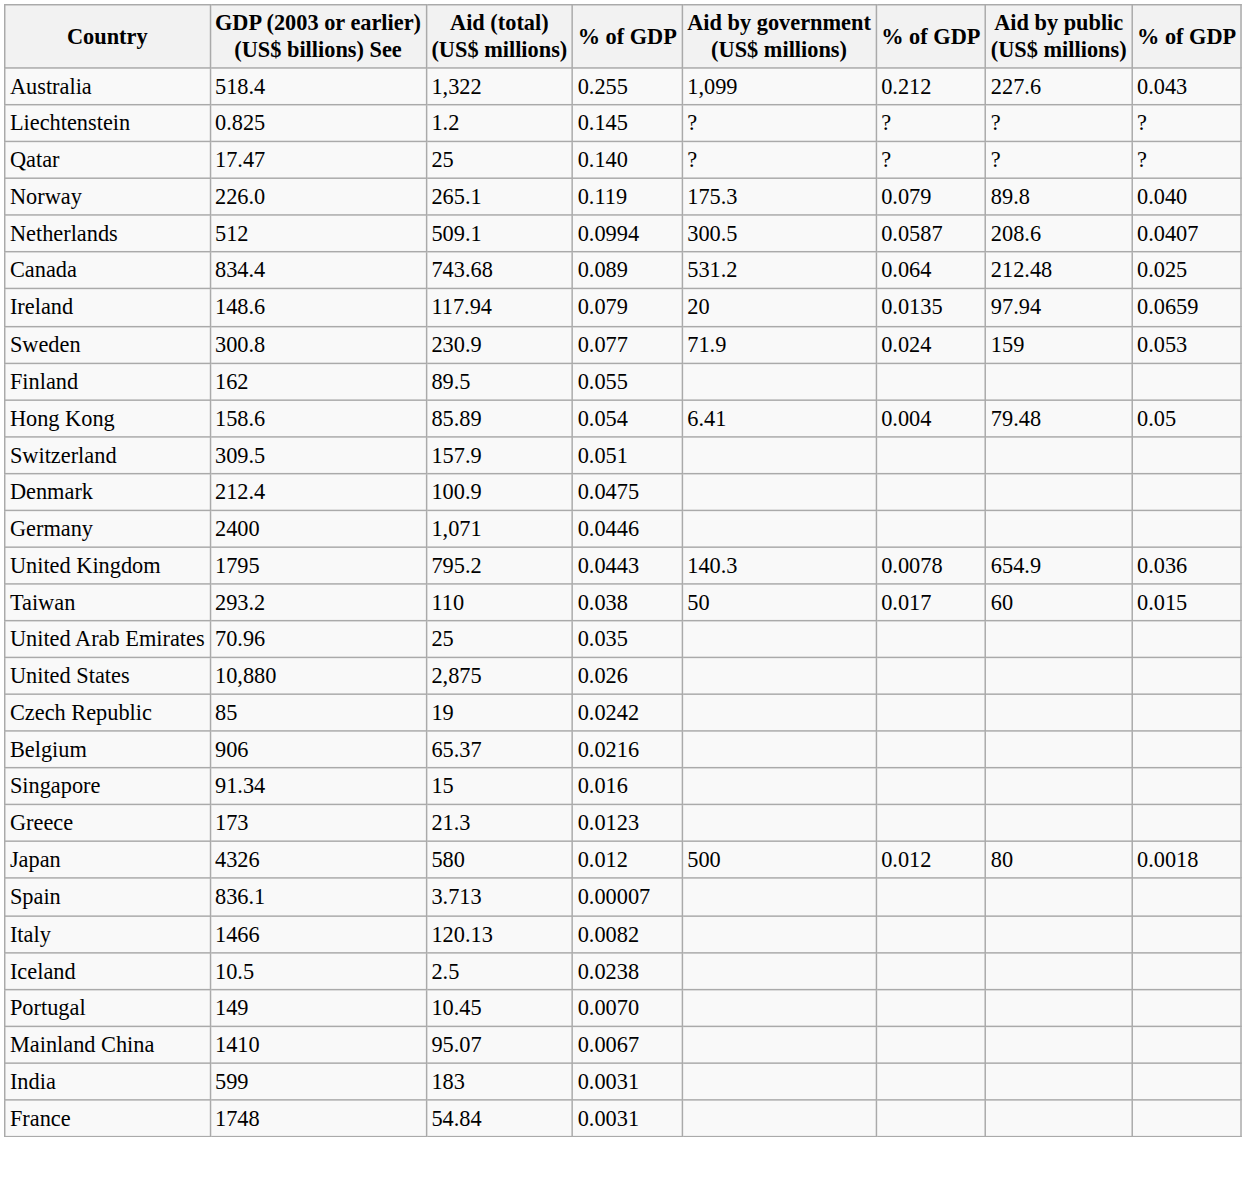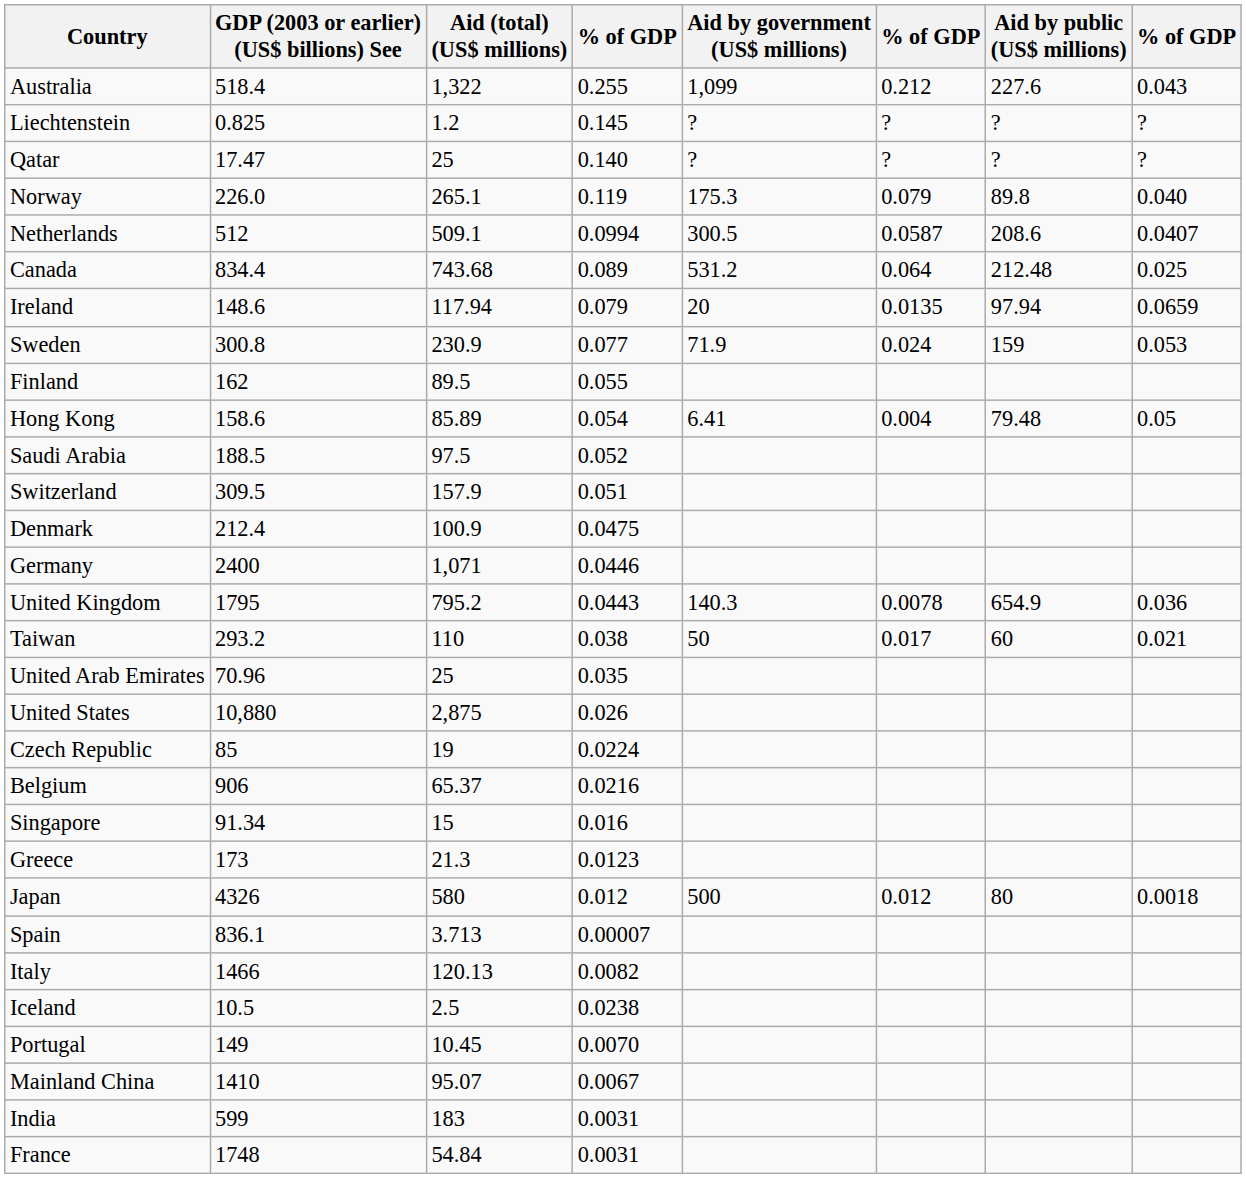+ row: (68, 454)
(1162, 602) 0.015 -> (1162, 639) 0.021
(608, 712) 0.0242 -> (608, 749) 0.0224
